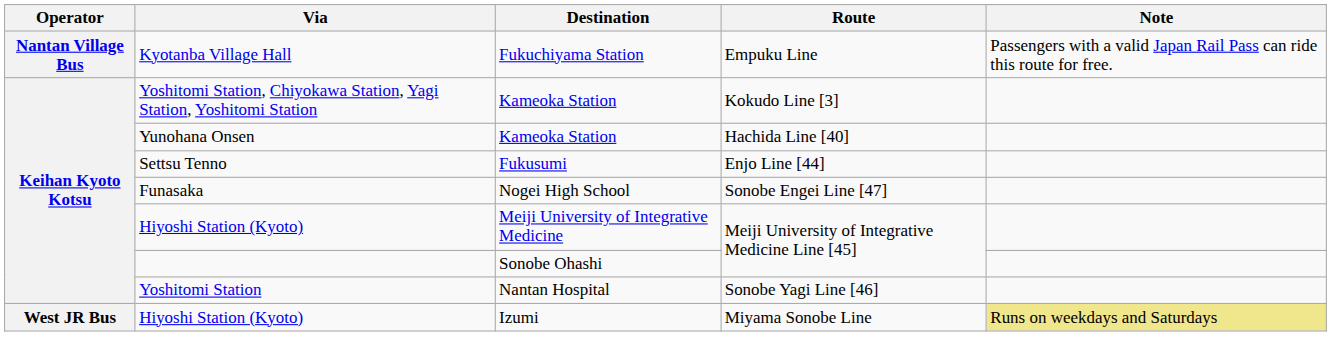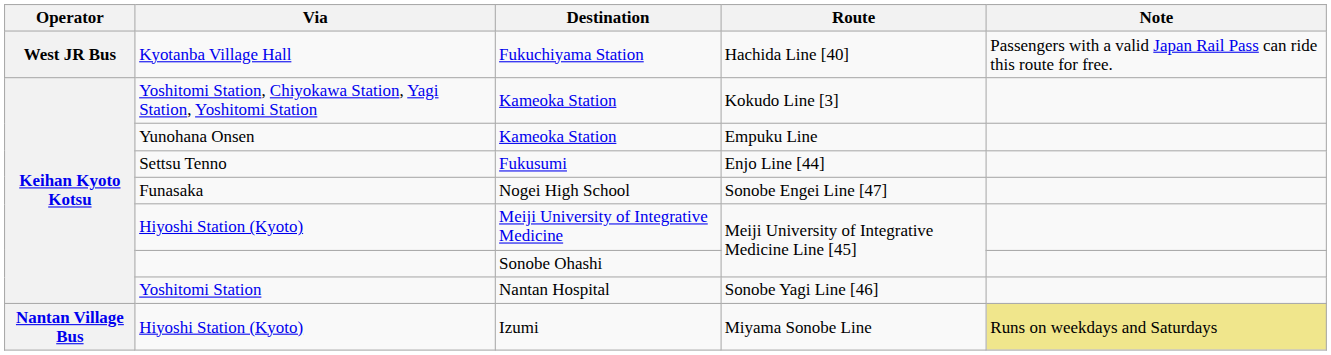(70, 54) Nantan Village Bus -> (70, 54) West JR Bus
(771, 54) Empuku Line -> (787, 54) Hachida Line [40]
(787, 136) Hachida Line [40] -> (771, 136) Empuku Line
(70, 317) West JR Bus -> (70, 326) Nantan Village Bus
